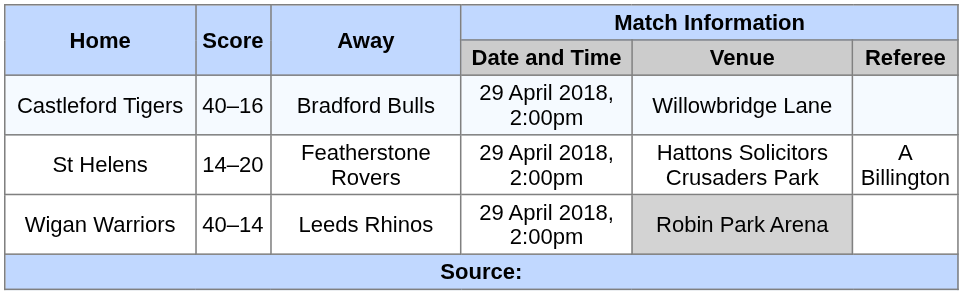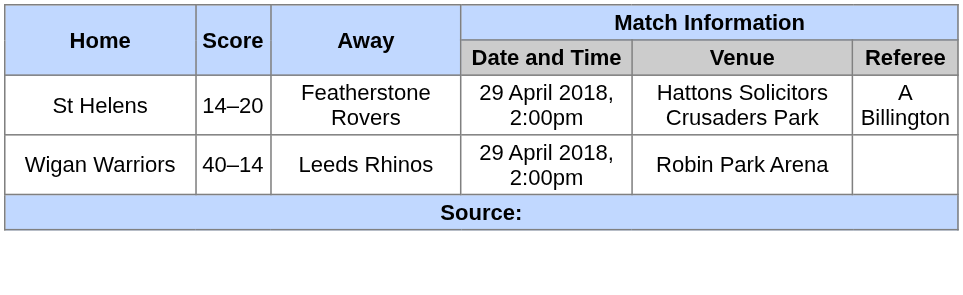- row: (100, 105)
(742, 224) lightgrey background -> (742, 165) no background
